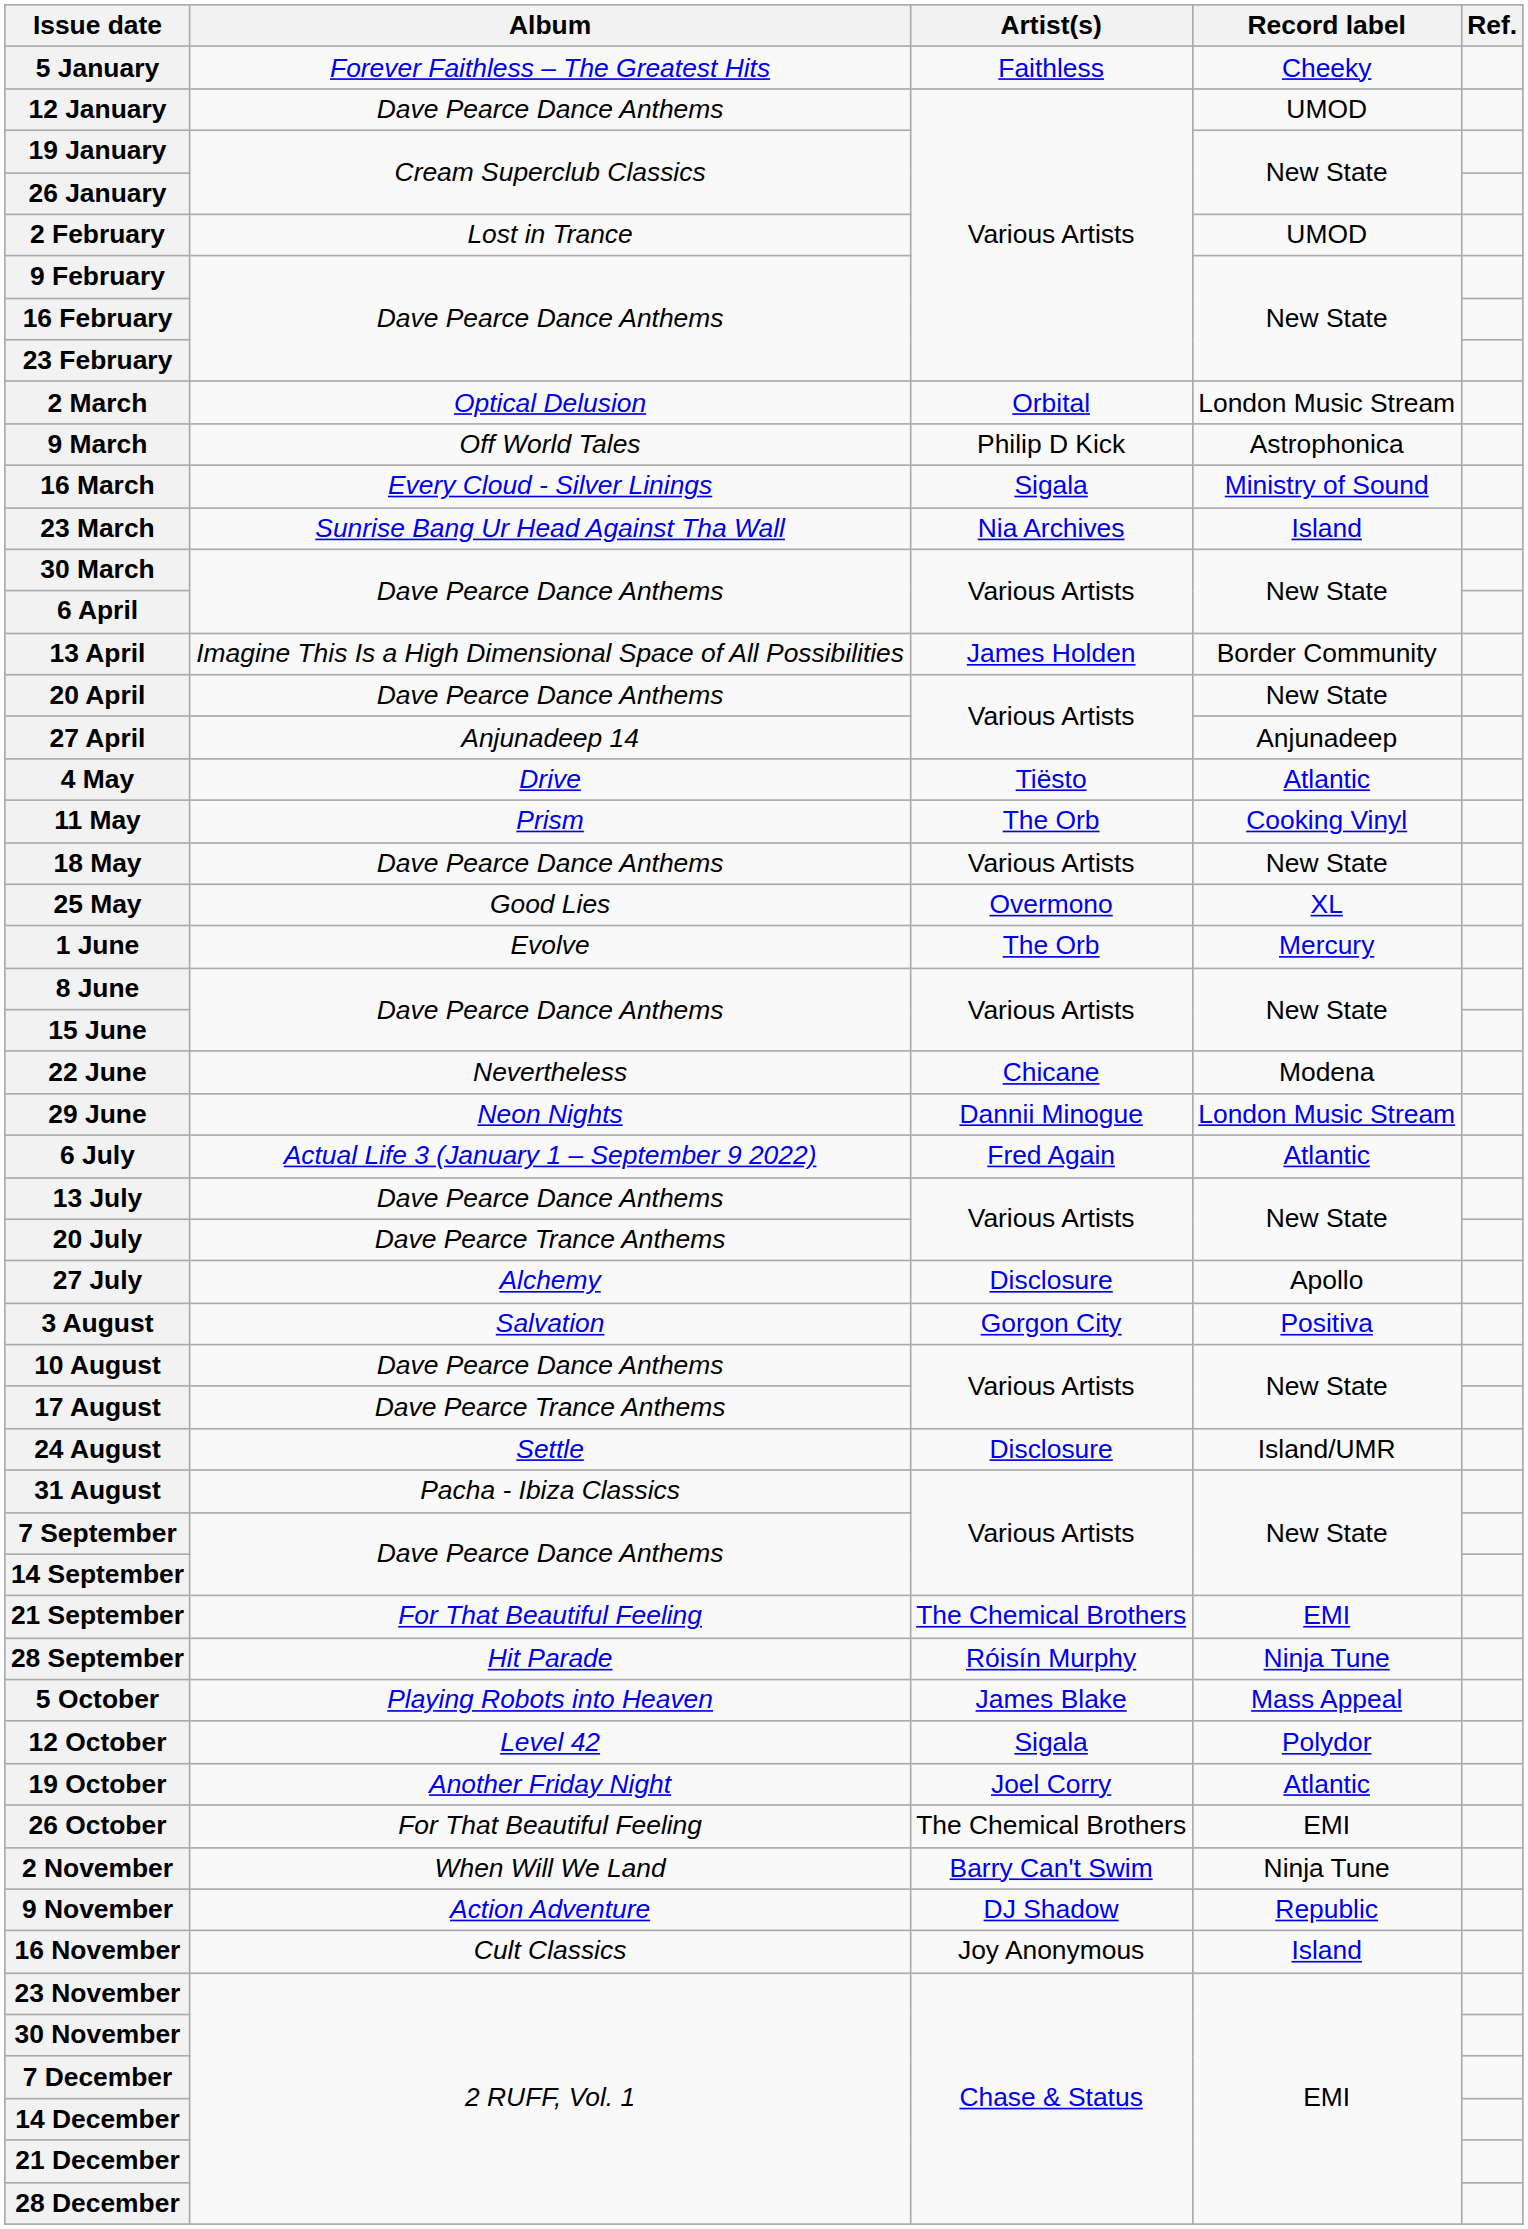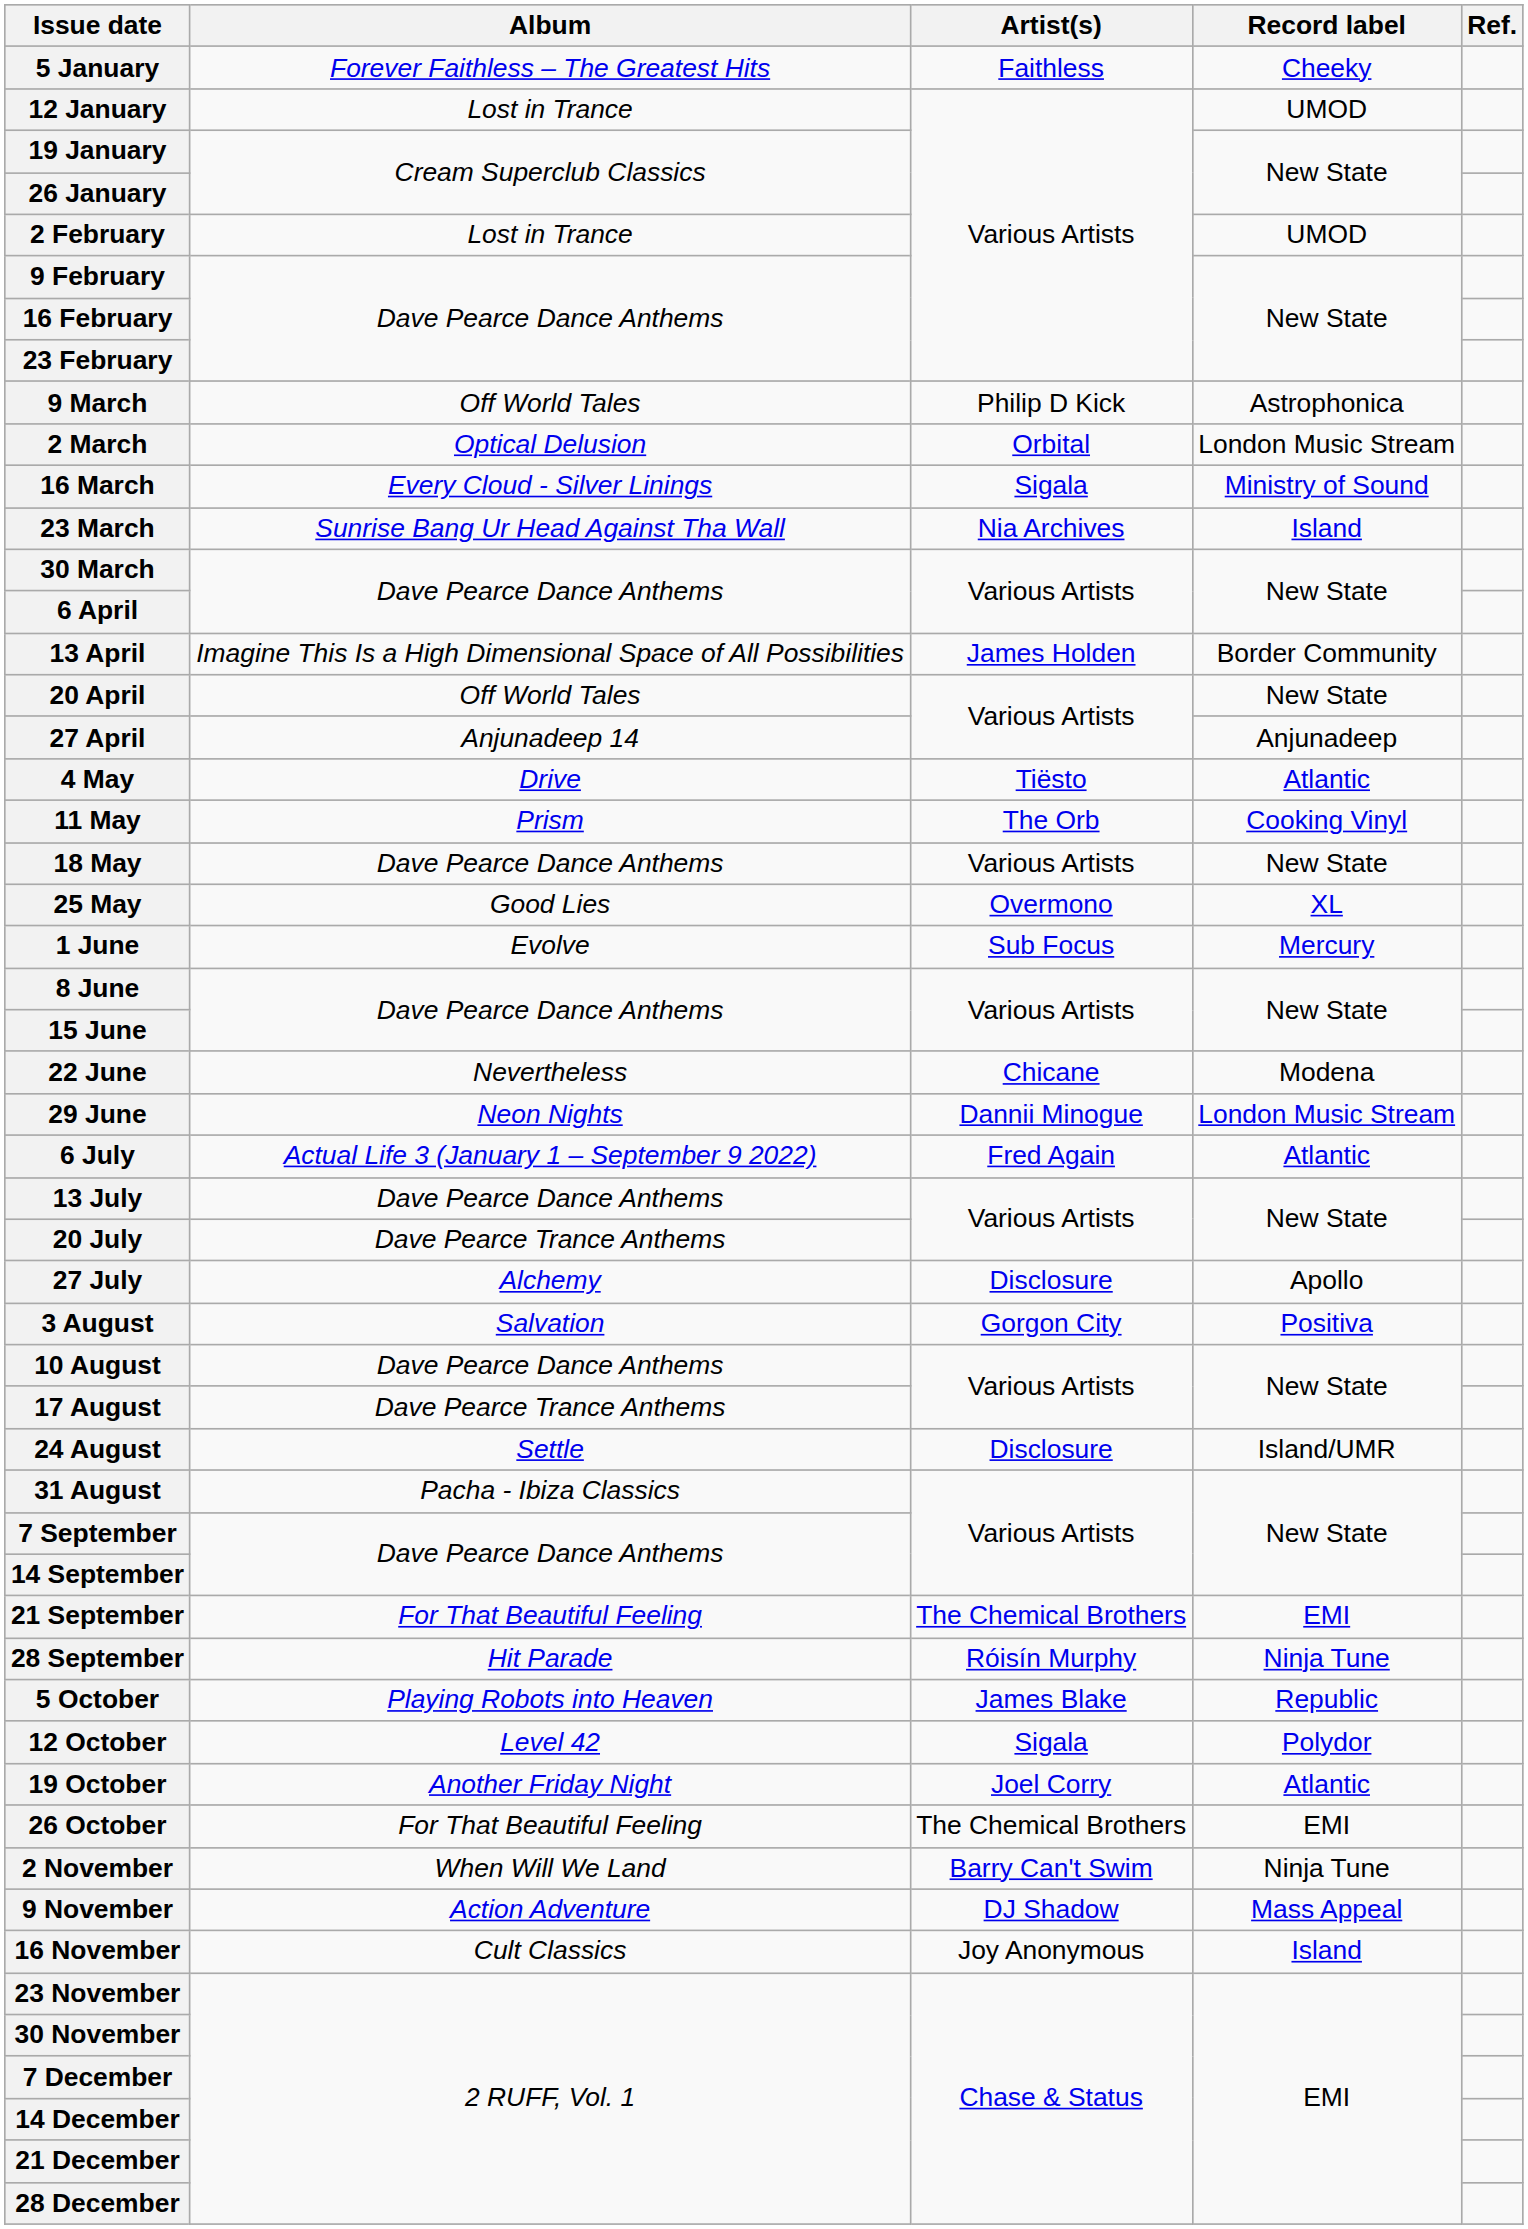(550, 109) Dave Pearce Dance Anthems -> (550, 109) Lost in Trance
rows swapped: (97, 402) <-> (97, 444)
(550, 695) Dave Pearce Dance Anthems -> (550, 695) Off World Tales
(1051, 946) The Orb -> (1051, 946) Sub Focus
(1327, 1700) Mass Appeal -> (1327, 1700) Republic
(1327, 1909) Republic -> (1327, 1909) Mass Appeal
